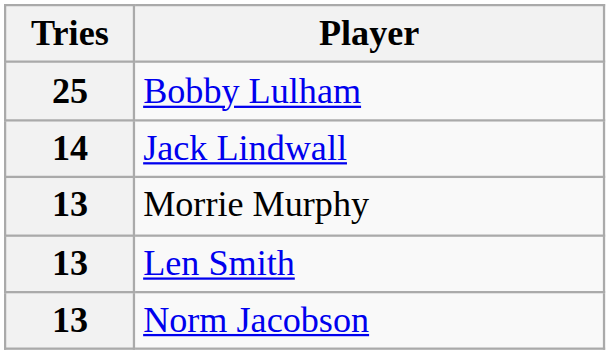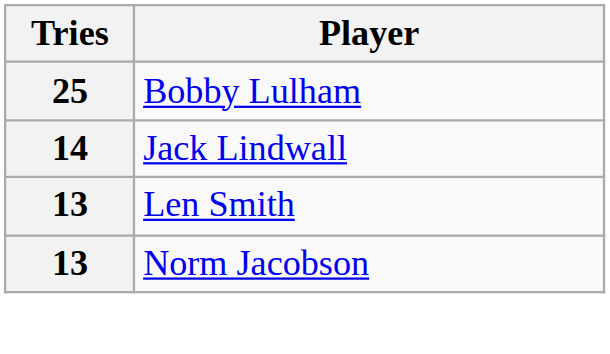- row: (256, 205)
